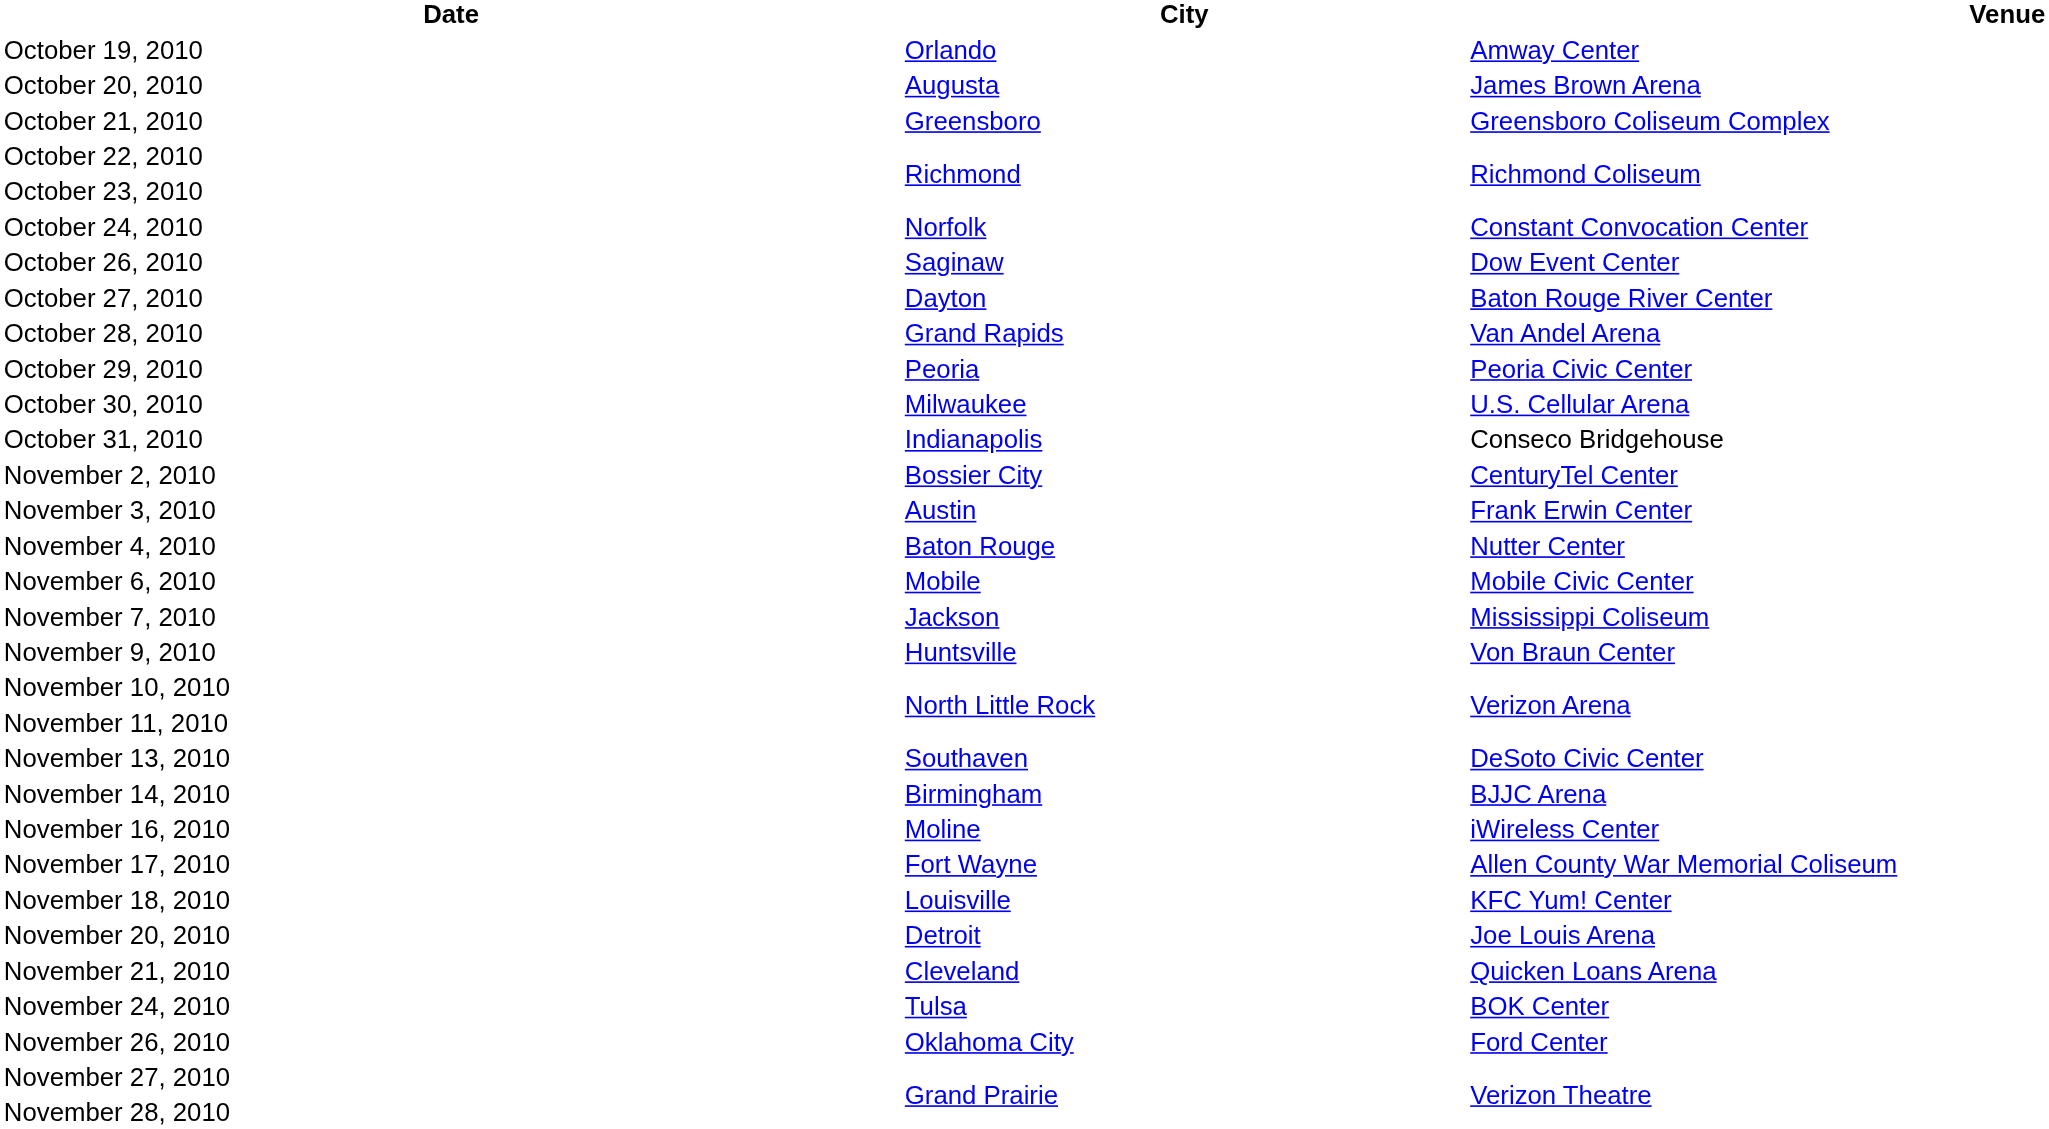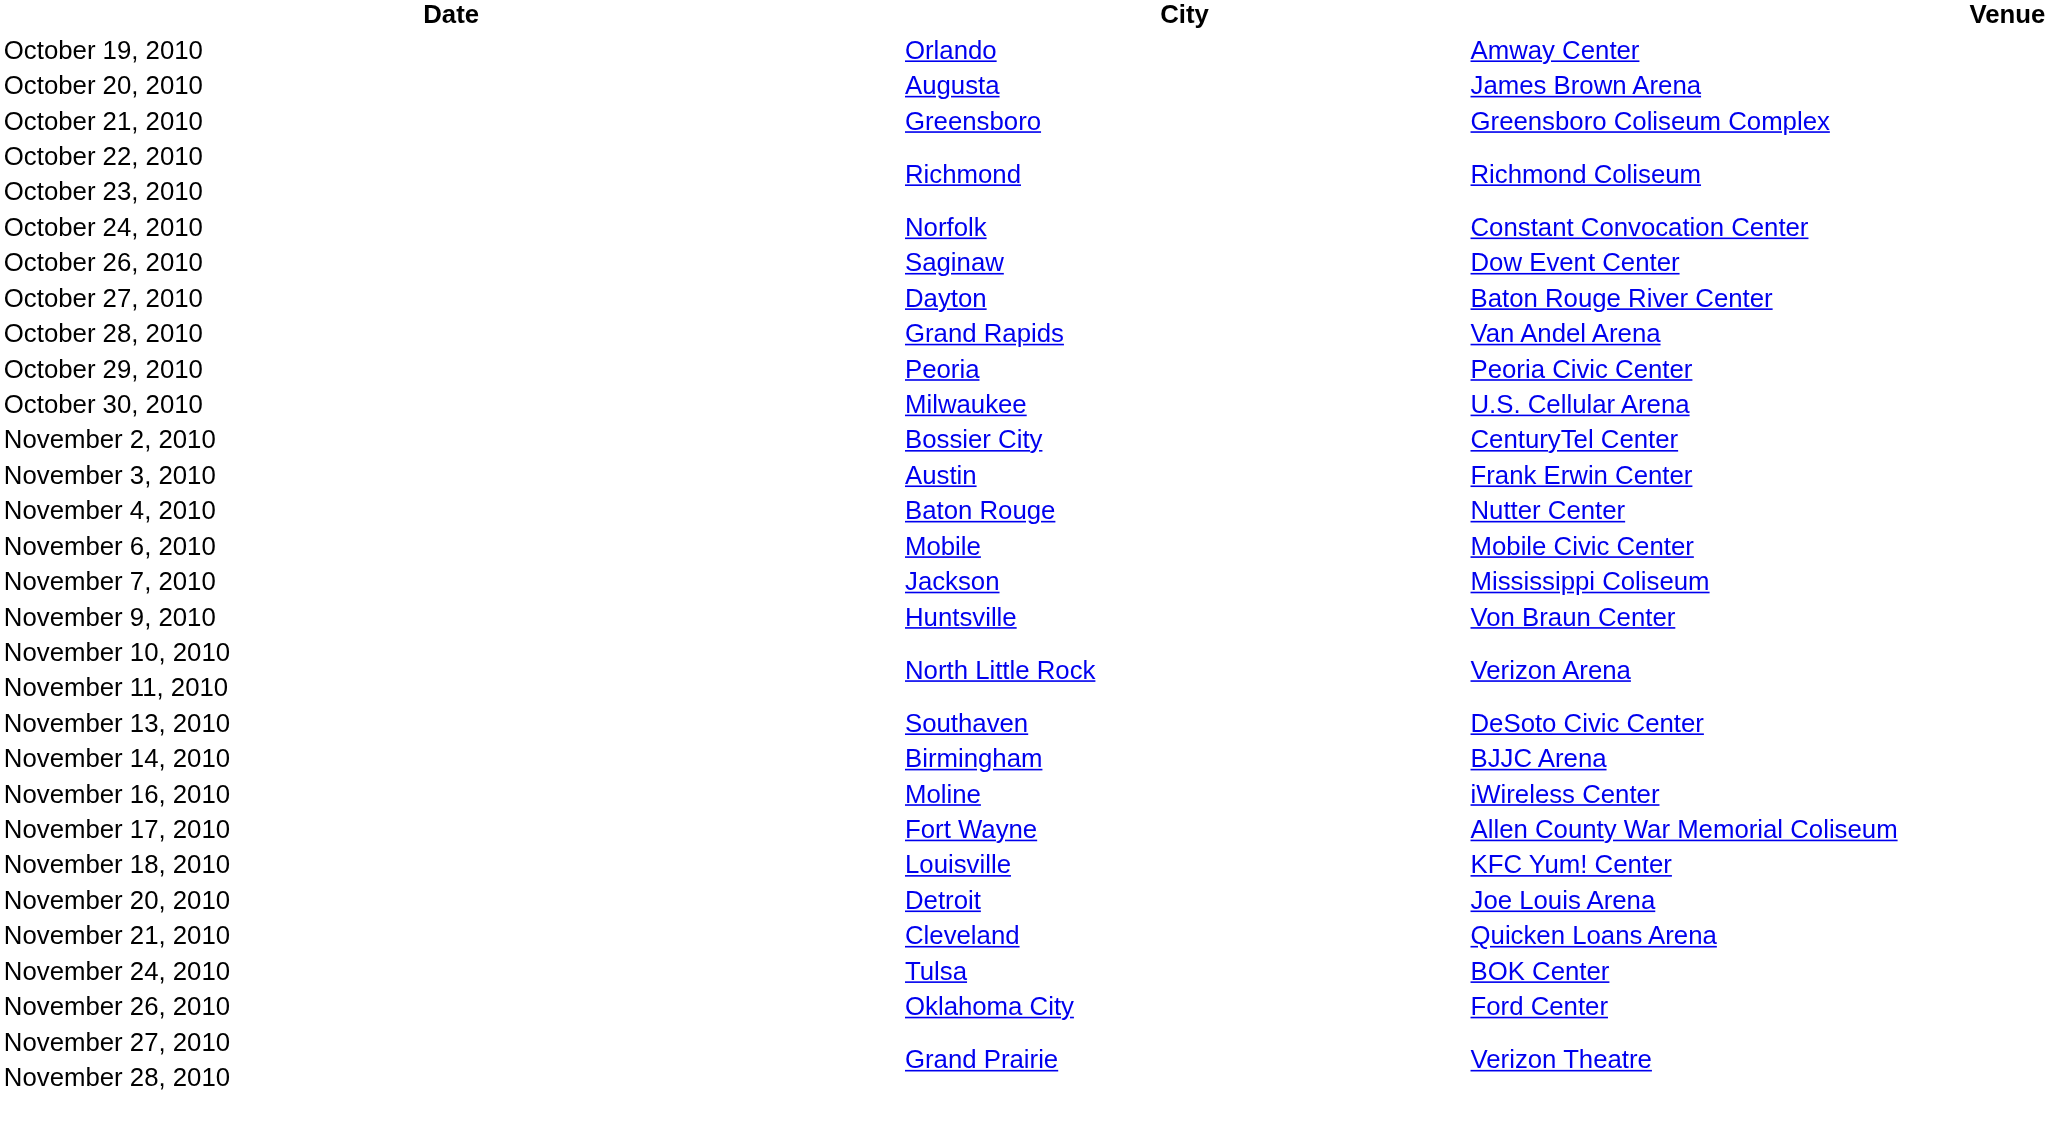- row: (103, 440)
